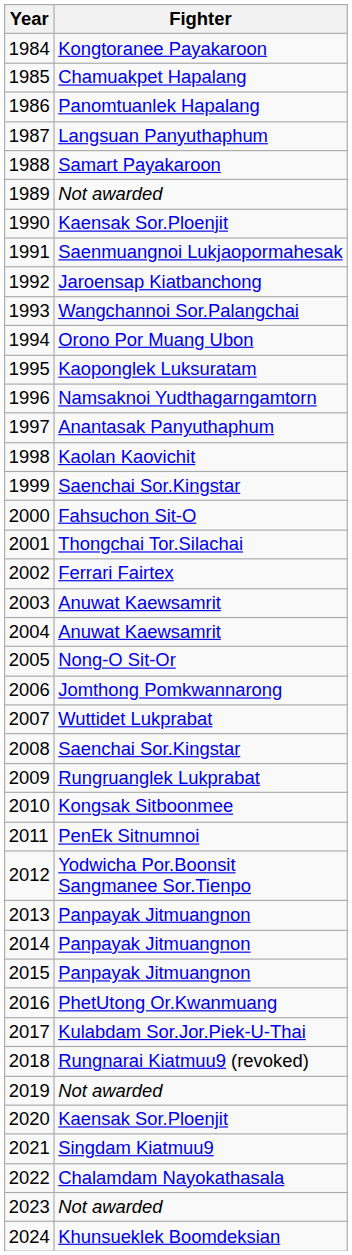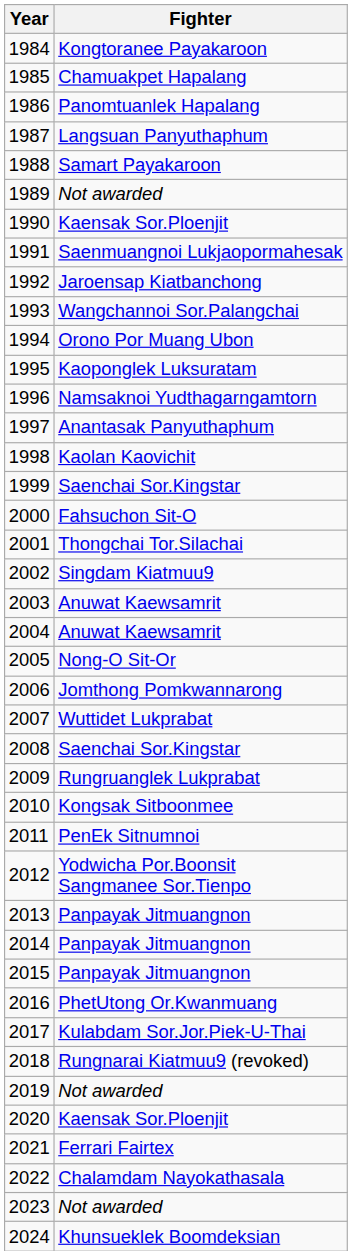(116, 573) Ferrari Fairtex -> (136, 573) Singdam Kiatmuu9
(136, 1148) Singdam Kiatmuu9 -> (116, 1148) Ferrari Fairtex
